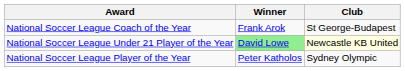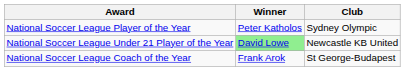rows swapped: (99, 58) <-> (99, 27)
(352, 43) lightyellow background -> (352, 43) no background
